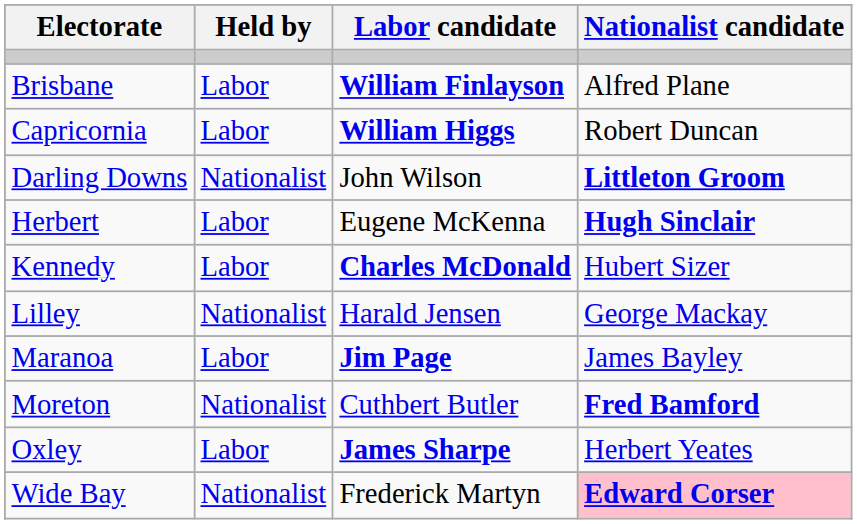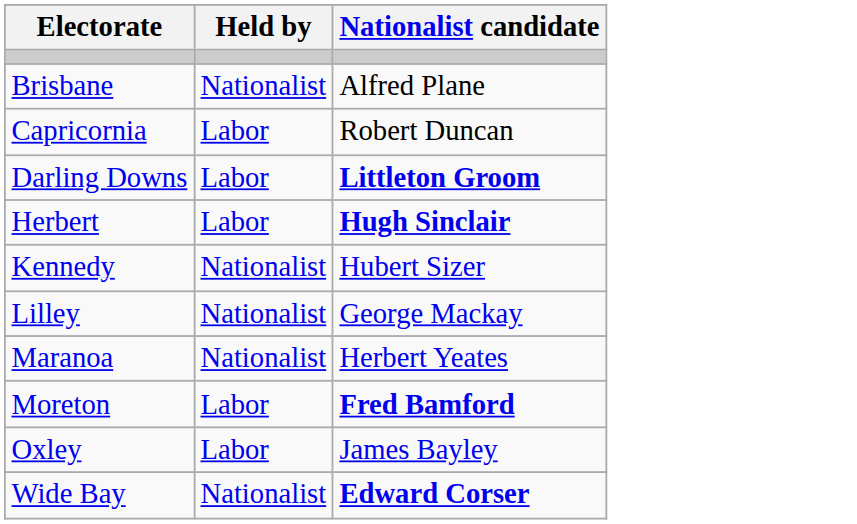- column: (455, 27)
(235, 85) Labor -> (263, 85) Nationalist
(263, 176) Nationalist -> (235, 176) Labor
(235, 267) Labor -> (263, 267) Nationalist
(235, 358) Labor -> (263, 358) Nationalist
(663, 358) James Bayley -> (424, 358) Herbert Yeates
(263, 403) Nationalist -> (235, 403) Labor
(668, 449) Herbert Yeates -> (419, 449) James Bayley
(679, 494) pink background -> (434, 494) no background
